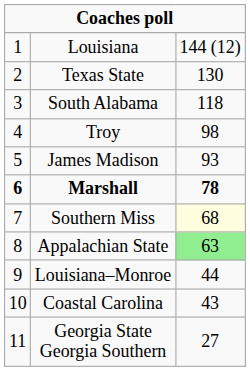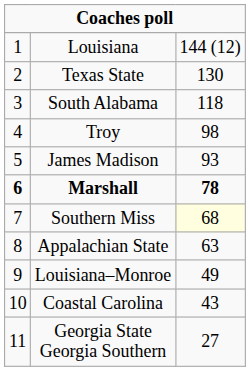(210, 246) lightgreen background -> (210, 246) no background
(210, 274) 44 -> (210, 274) 49
